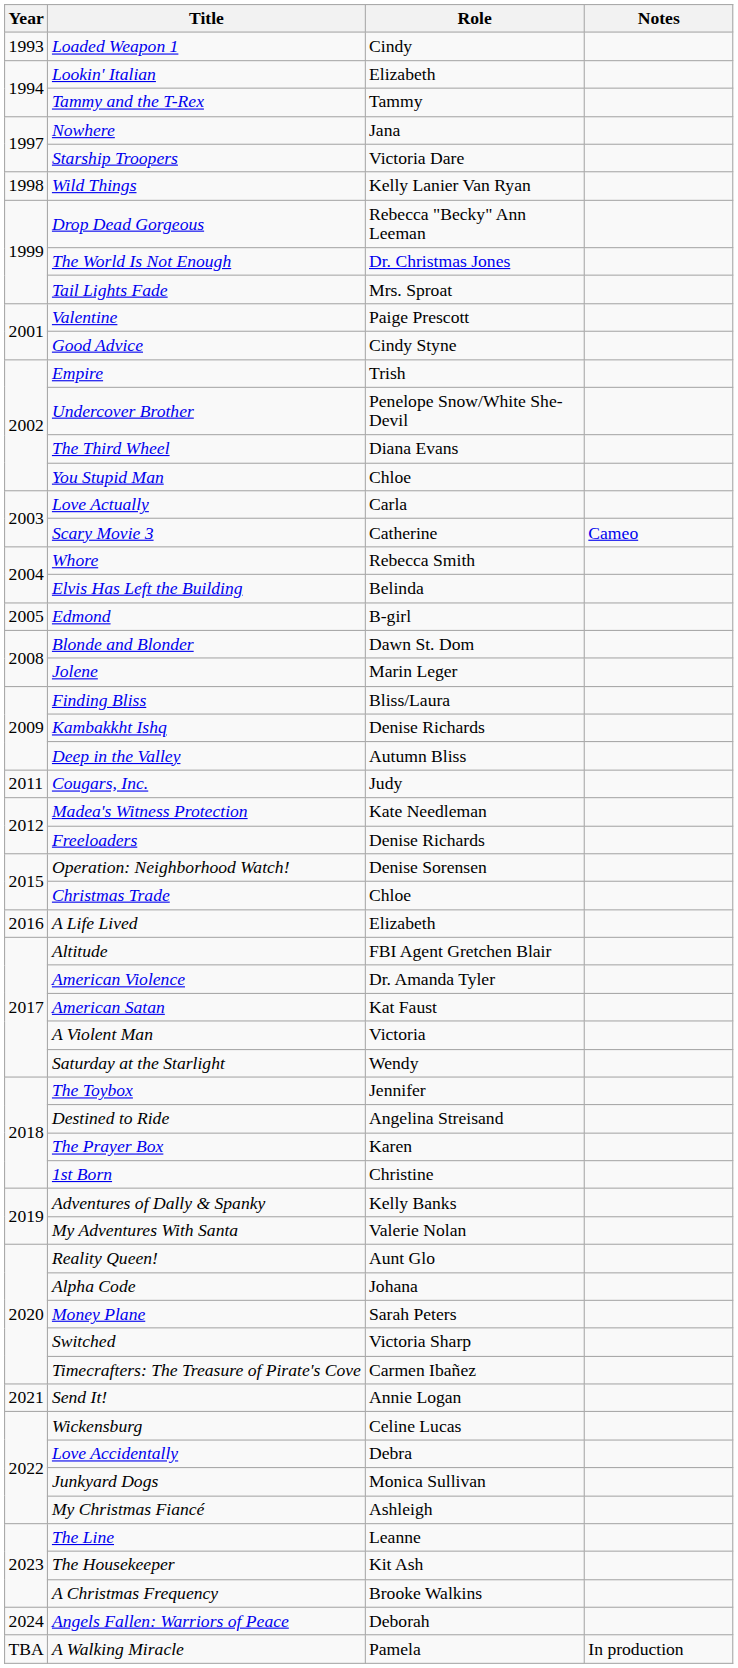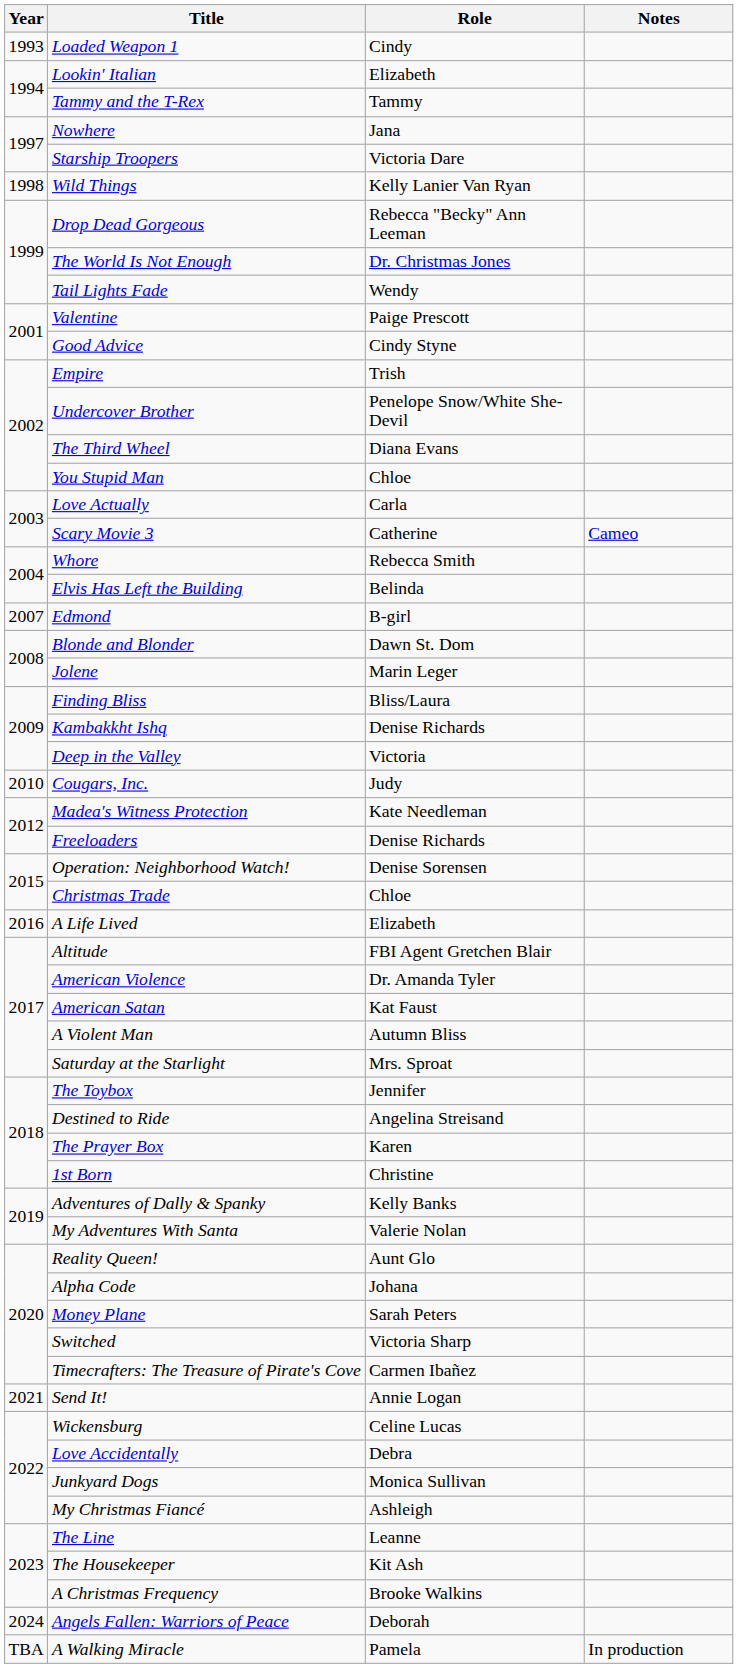(411, 289) Mrs. Sproat -> (394, 289) Wendy
(26, 616) 2005 -> (26, 616) 2007
(418, 755) Autumn Bliss -> (397, 755) Victoria
(26, 783) 2011 -> (26, 783) 2010
(397, 1034) Victoria -> (418, 1034) Autumn Bliss
(394, 1062) Wendy -> (411, 1062) Mrs. Sproat
